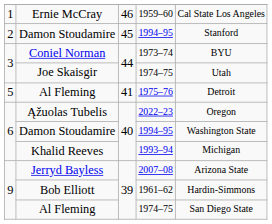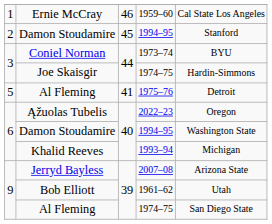(221, 72) Utah -> (221, 72) Hardin-Simmons
(221, 190) Hardin-Simmons -> (221, 190) Utah
